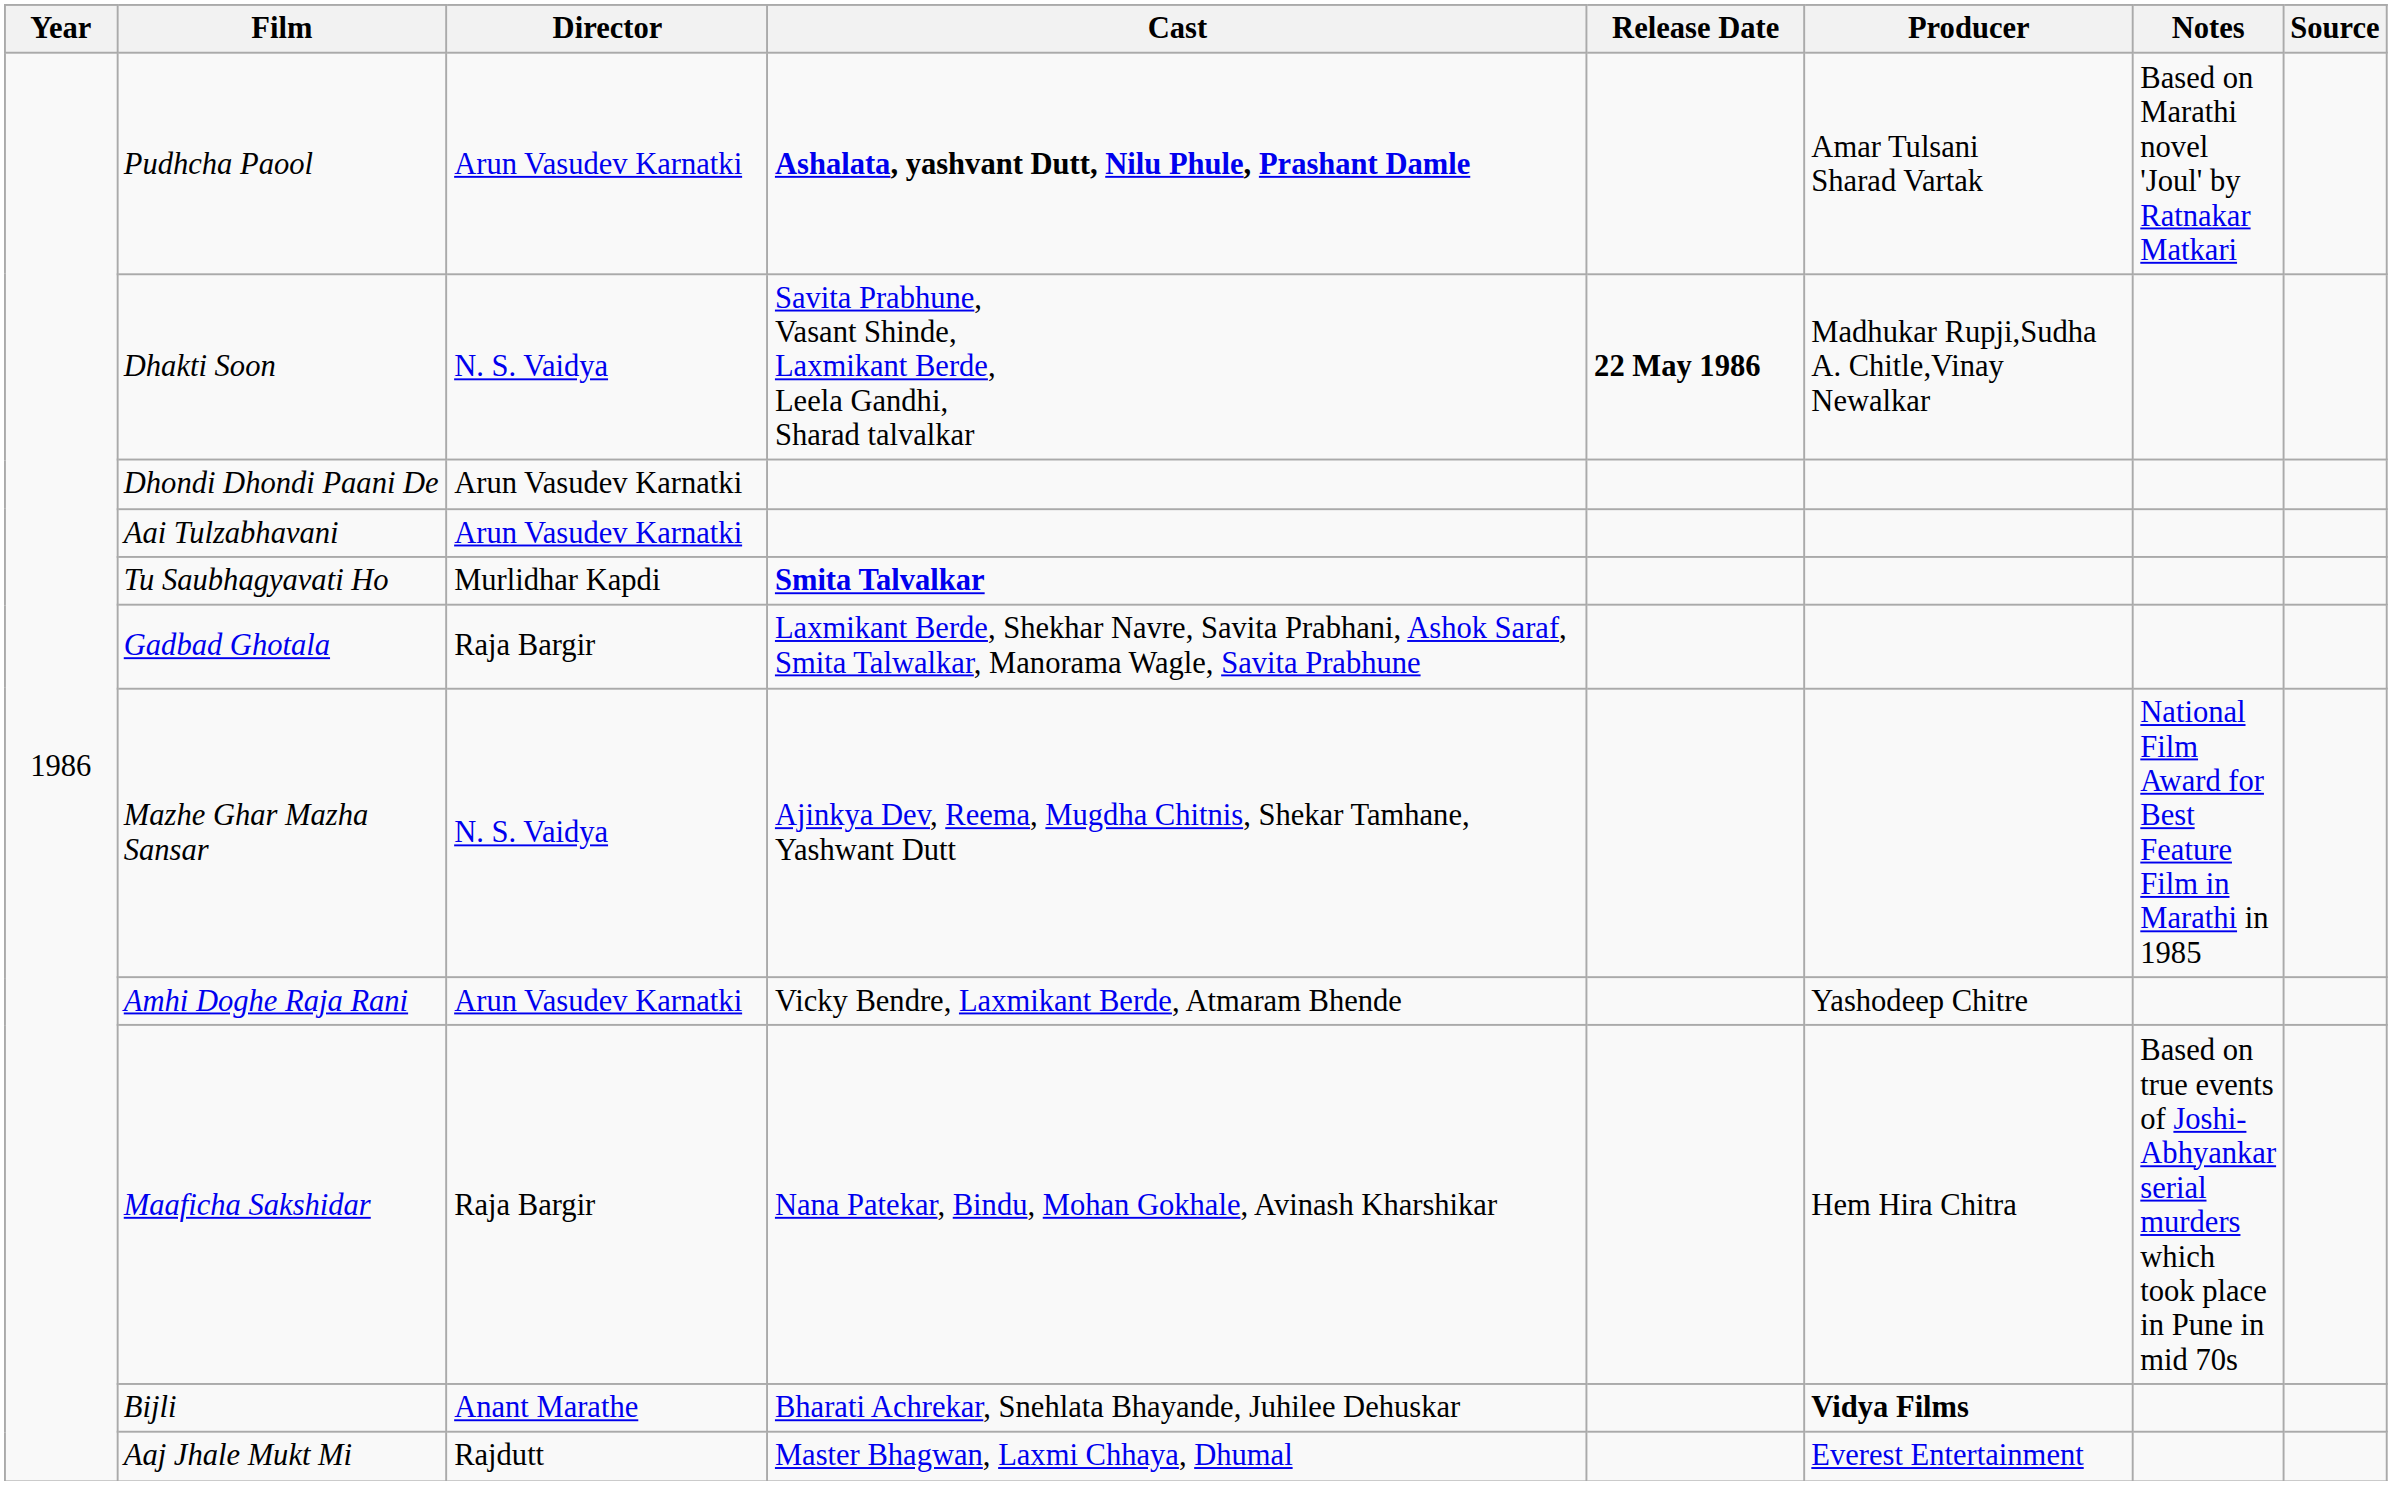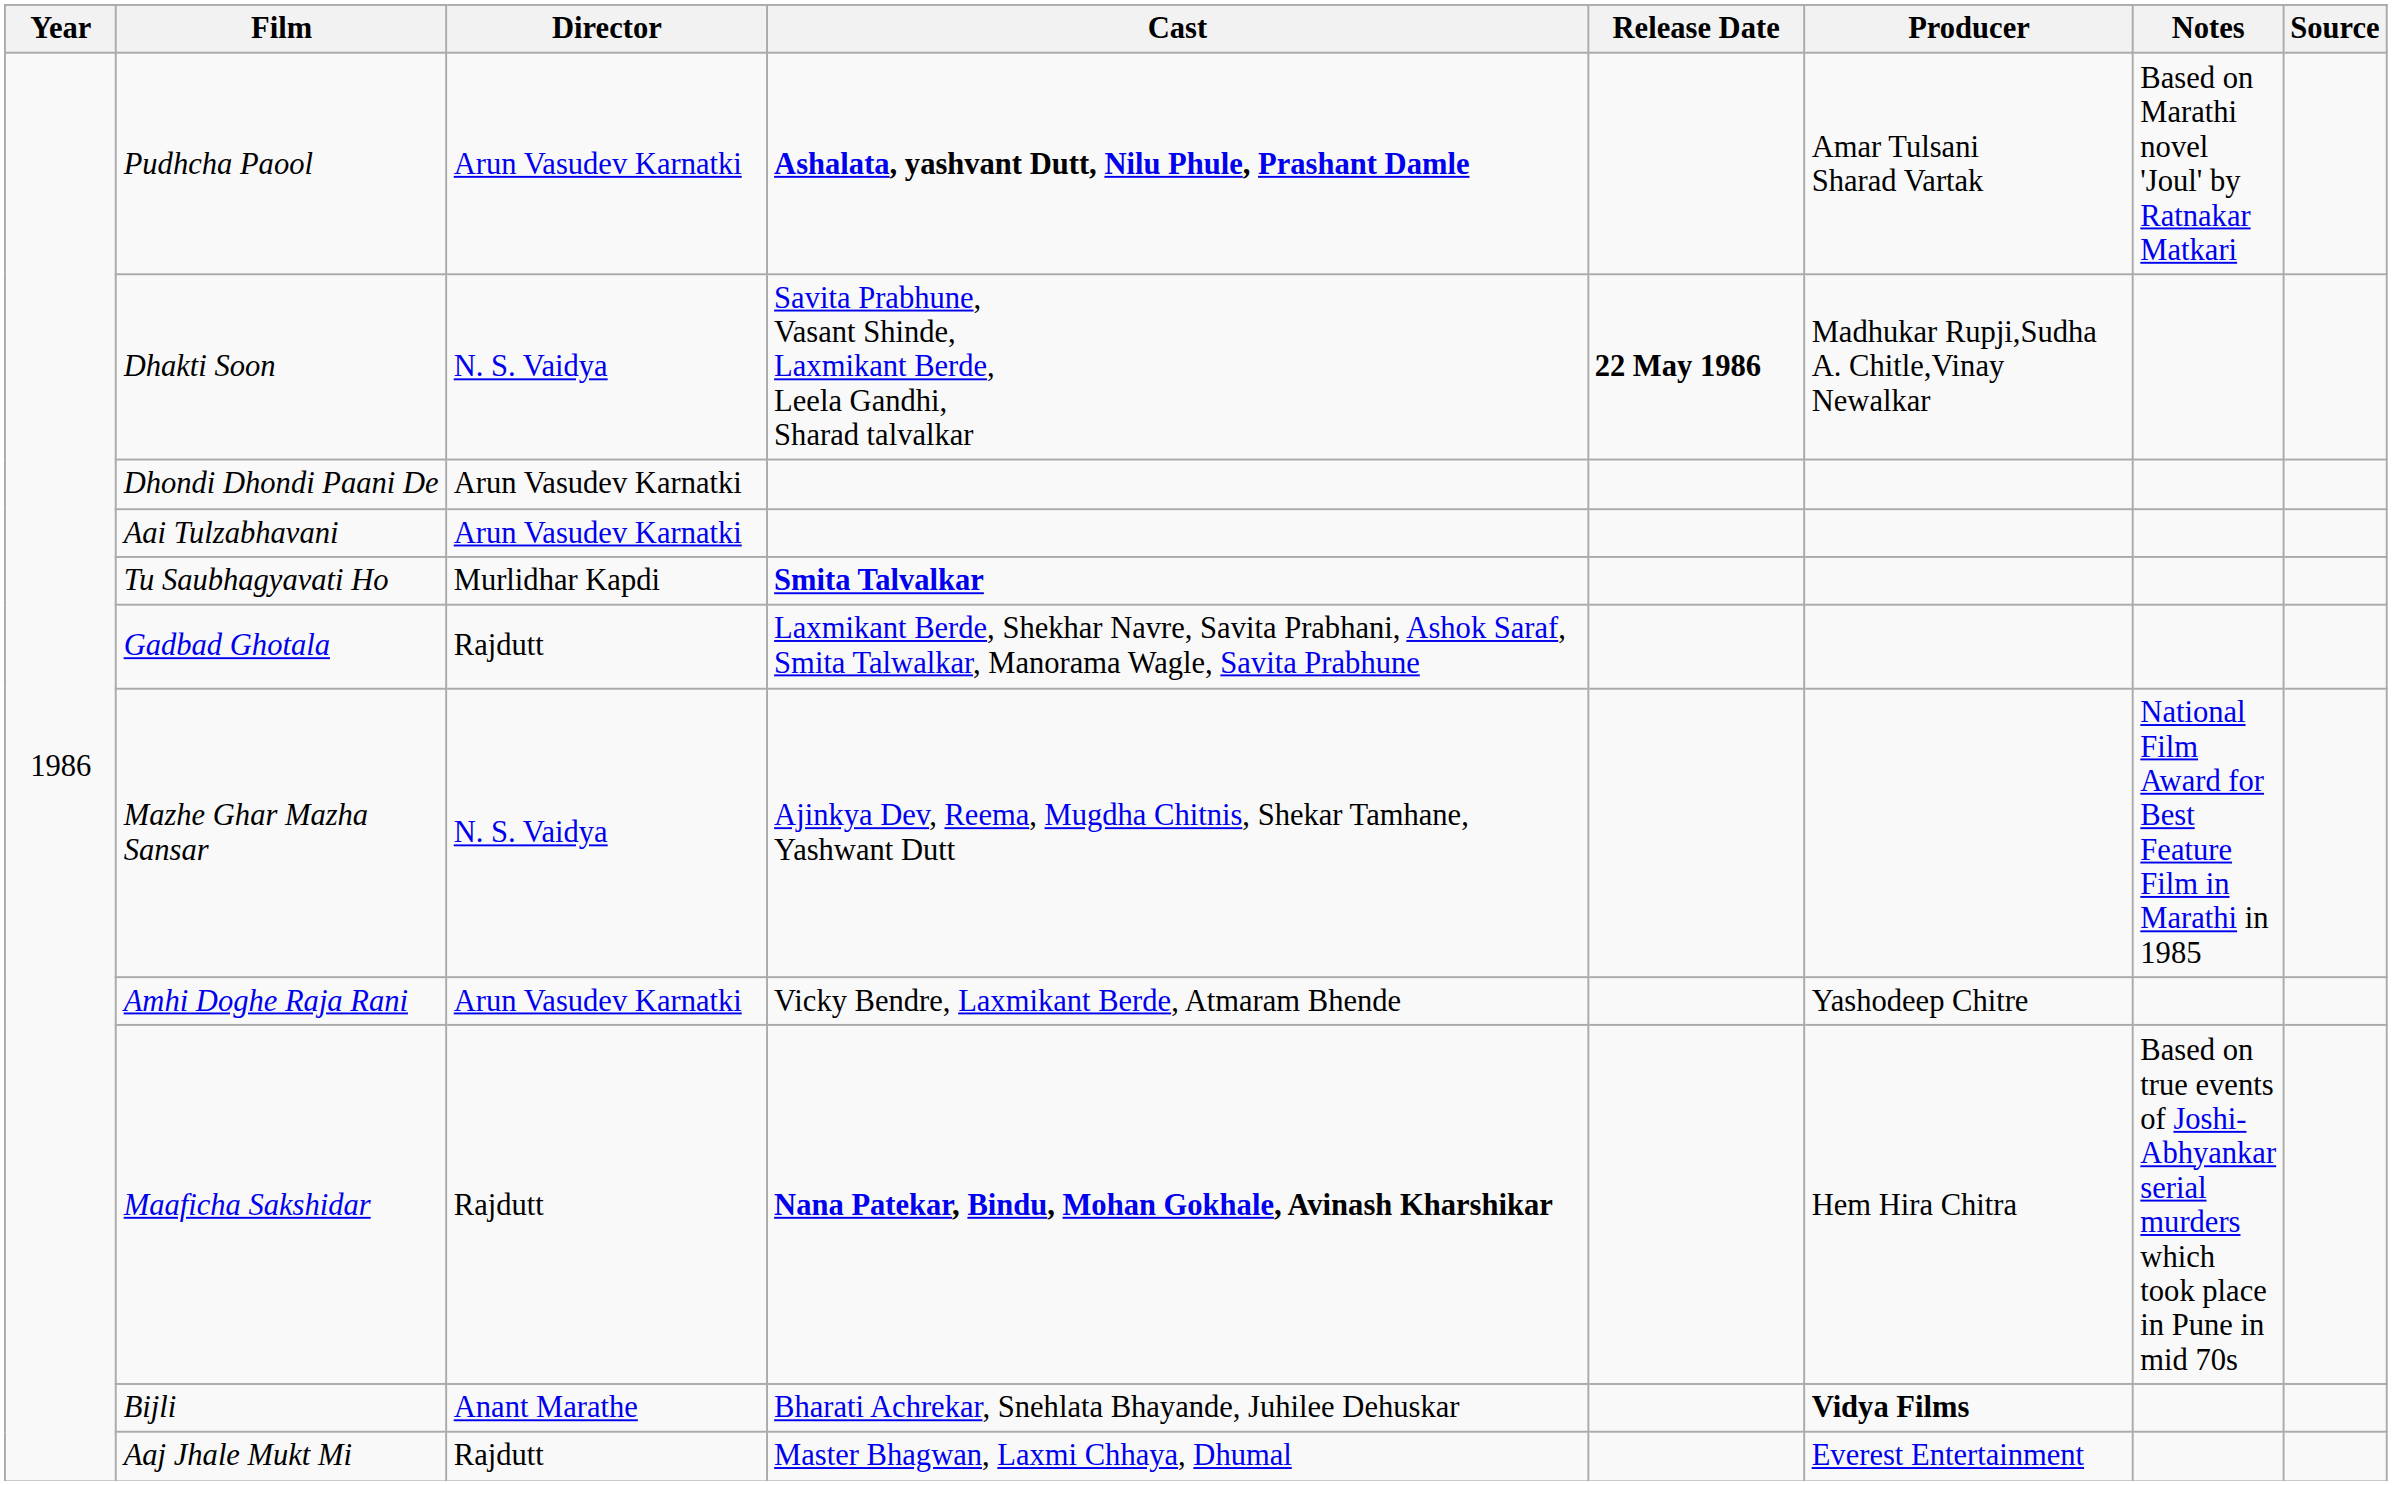(525, 646) Raja Bargir -> (499, 646) Rajdutt
(525, 1204) Raja Bargir -> (499, 1204) Rajdutt
(1136, 1204) normal -> (1163, 1204) bold
